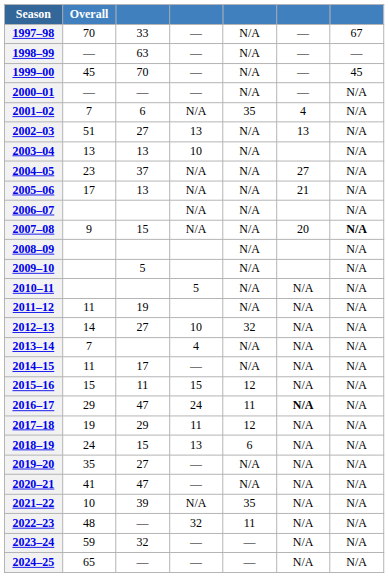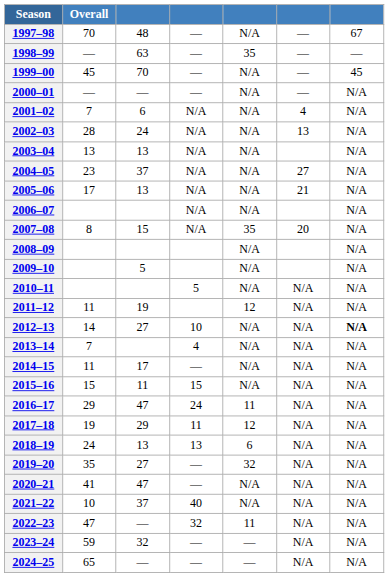(143, 33) 33 -> (143, 33) 48
(250, 53) N/A -> (250, 53) 35
(250, 111) 35 -> (250, 111) N/A
(89, 131) 51 -> (89, 131) 28
(143, 131) 27 -> (143, 131) 24
(196, 131) 13 -> (196, 131) N/A
(196, 151) 10 -> (196, 151) N/A
(89, 229) 9 -> (89, 229) 8
(250, 229) N/A -> (250, 229) 35
(357, 229) bold -> (357, 229) normal
(250, 307) N/A -> (250, 307) 12
(250, 327) 32 -> (250, 327) N/A
(357, 327) normal -> (357, 327) bold
(250, 385) 12 -> (250, 385) N/A
(303, 405) bold -> (303, 405) normal
(143, 444) 15 -> (143, 444) 13
(250, 464) N/A -> (250, 464) 32
(143, 503) 39 -> (143, 503) 37
(196, 503) N/A -> (196, 503) 40
(250, 503) 35 -> (250, 503) N/A
(89, 522) 48 -> (89, 522) 47
